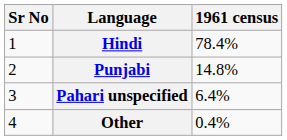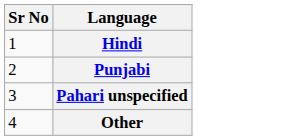- column: (237, 17)
